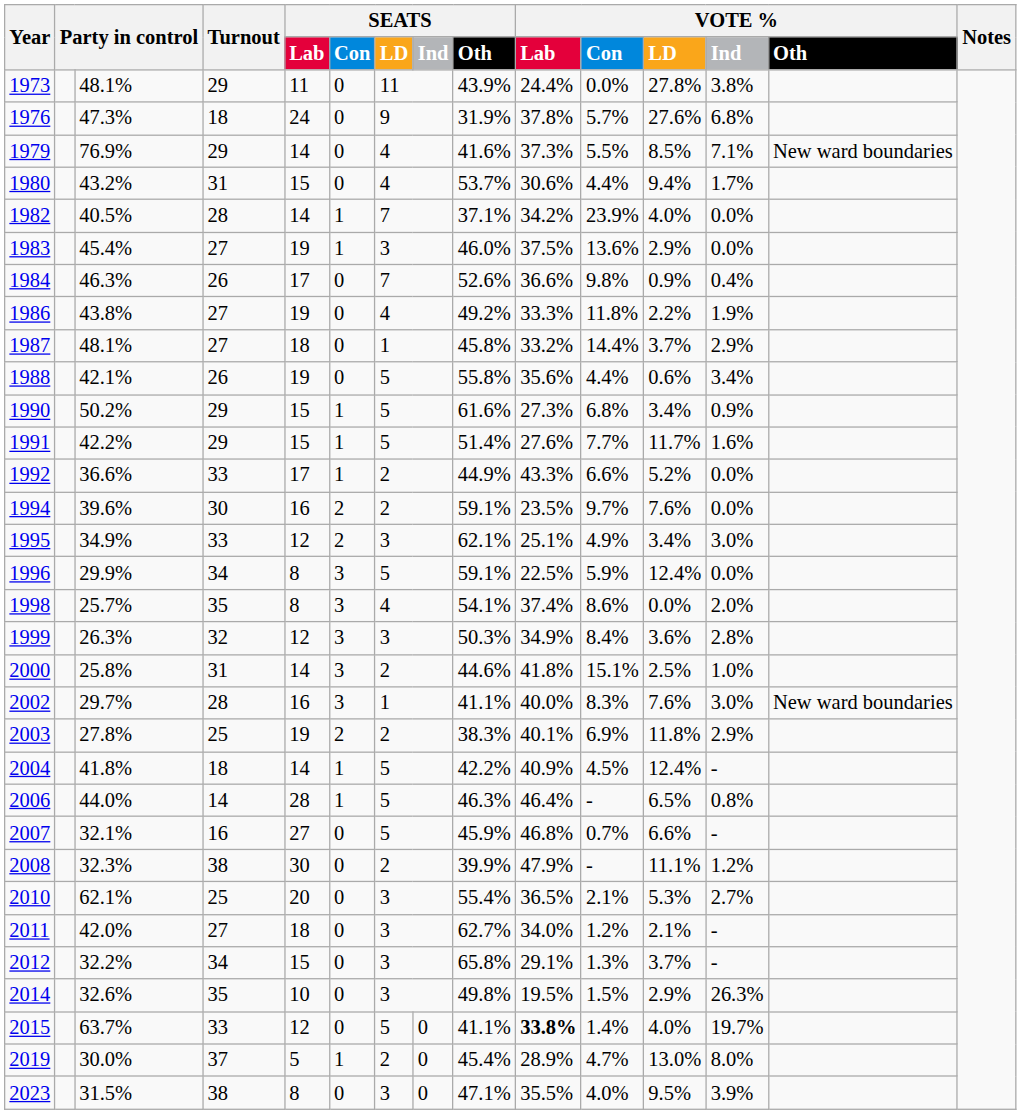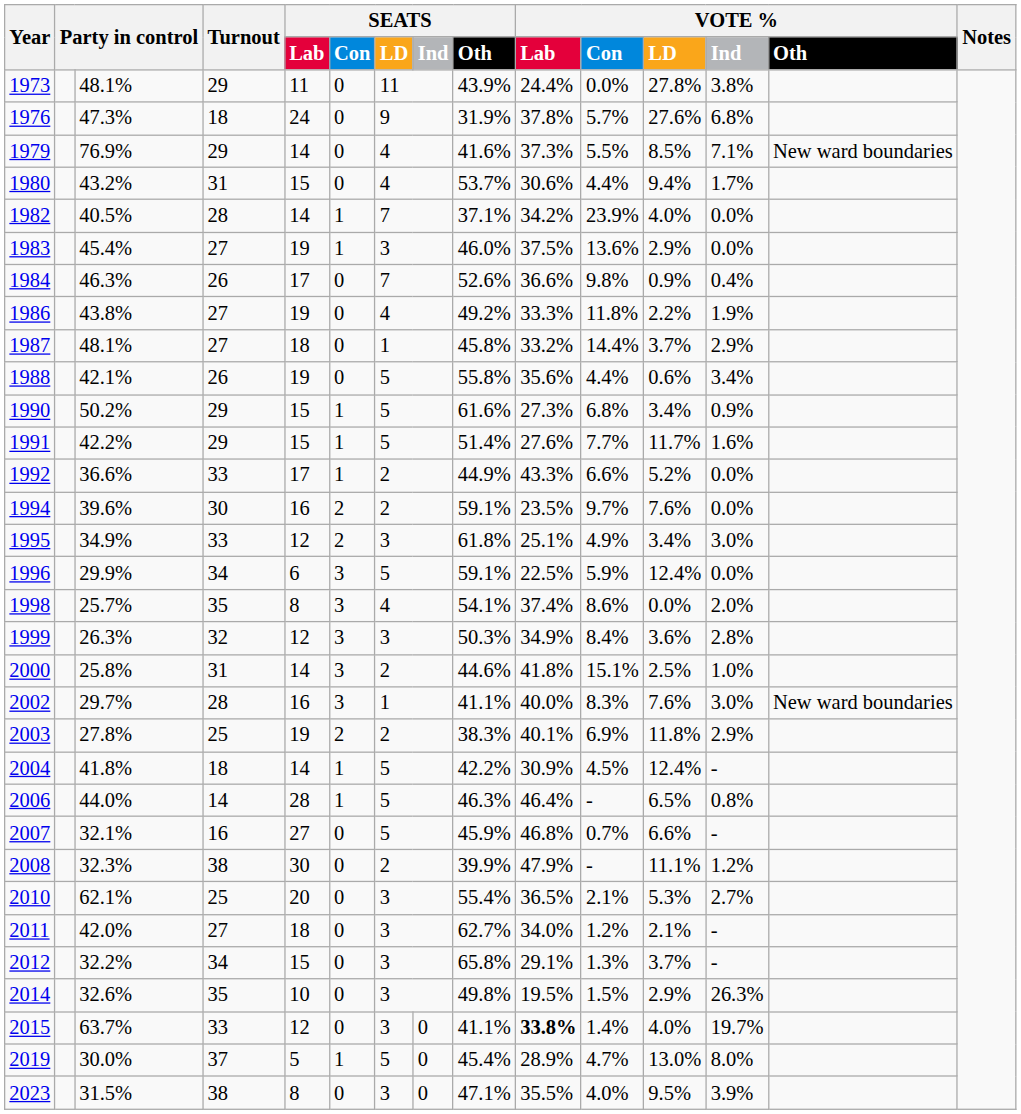(484, 540) 62.1% -> (484, 540) 61.8%
(294, 572) 8 -> (294, 572) 6
(547, 767) 40.9% -> (547, 767) 30.9%
(385, 1027) 5 -> (385, 1027) 3
(385, 1060) 2 -> (385, 1060) 5
